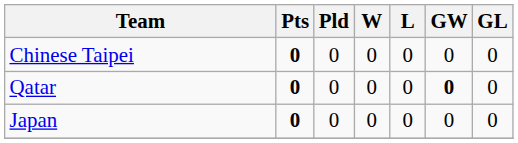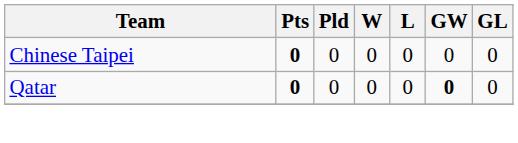- row: (33, 120)
